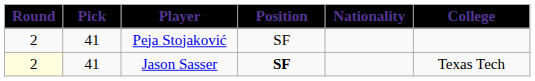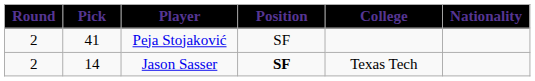columns swapped: (369, 16) <-> (471, 16)
(34, 64) lightyellow background -> (34, 64) no background
(92, 64) 41 -> (92, 64) 14
